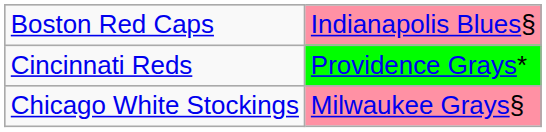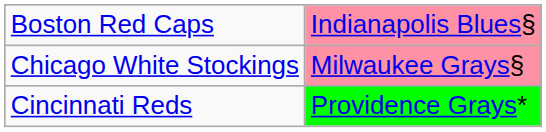rows swapped: (155, 105) <-> (102, 65)
